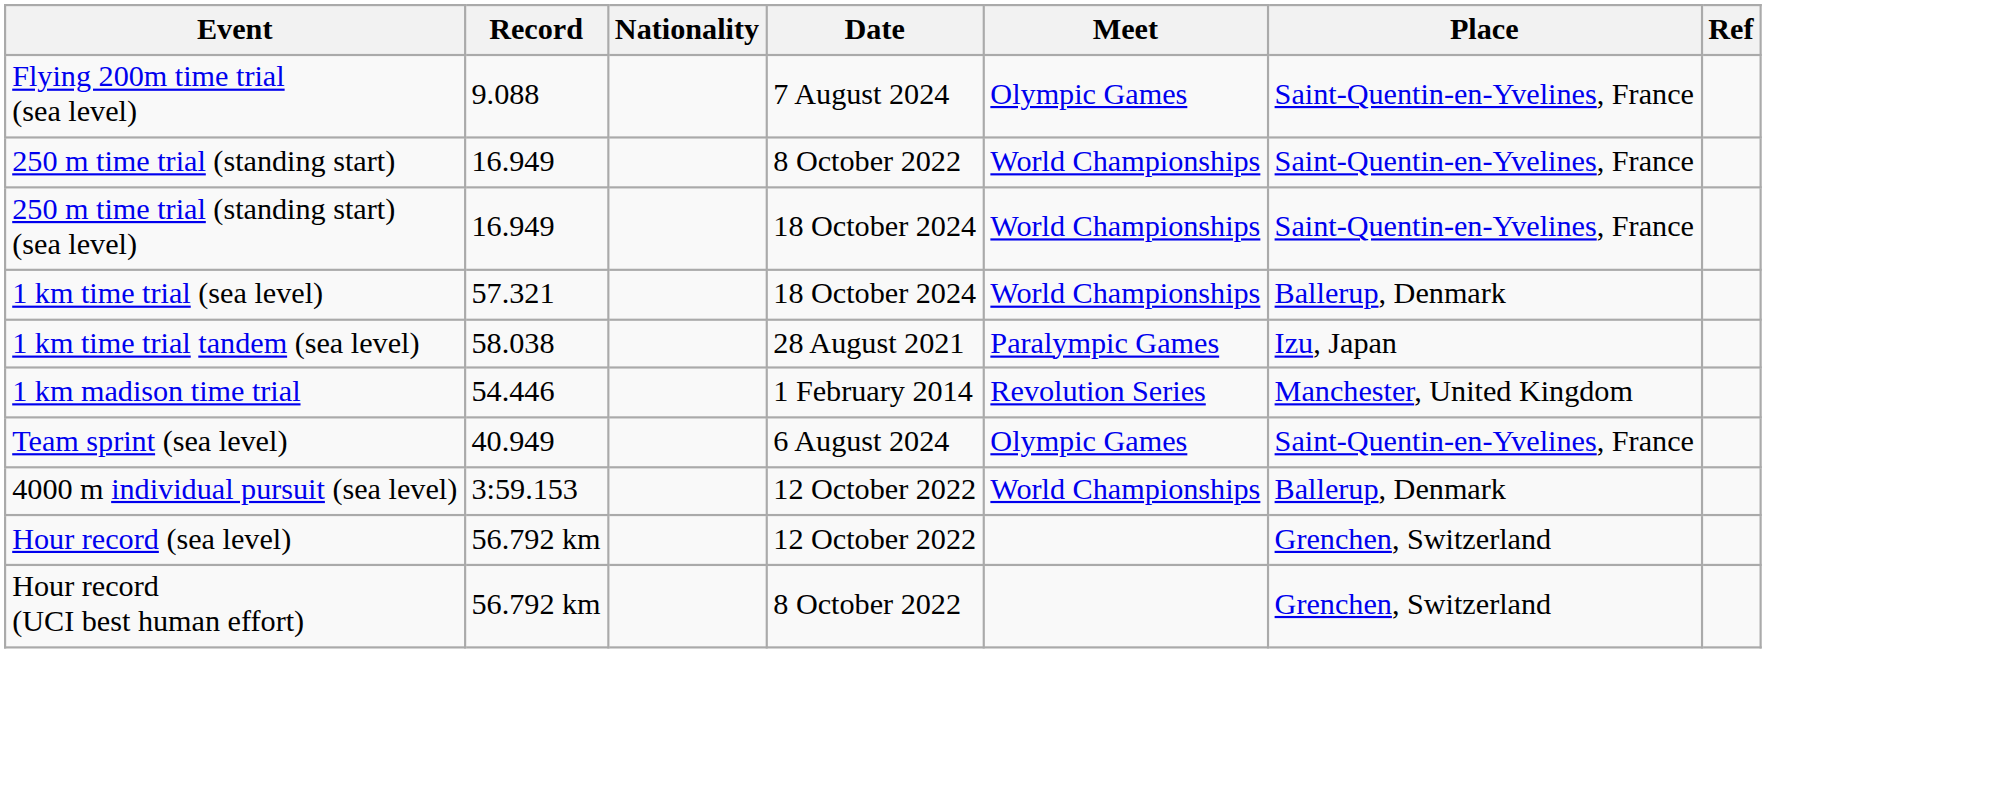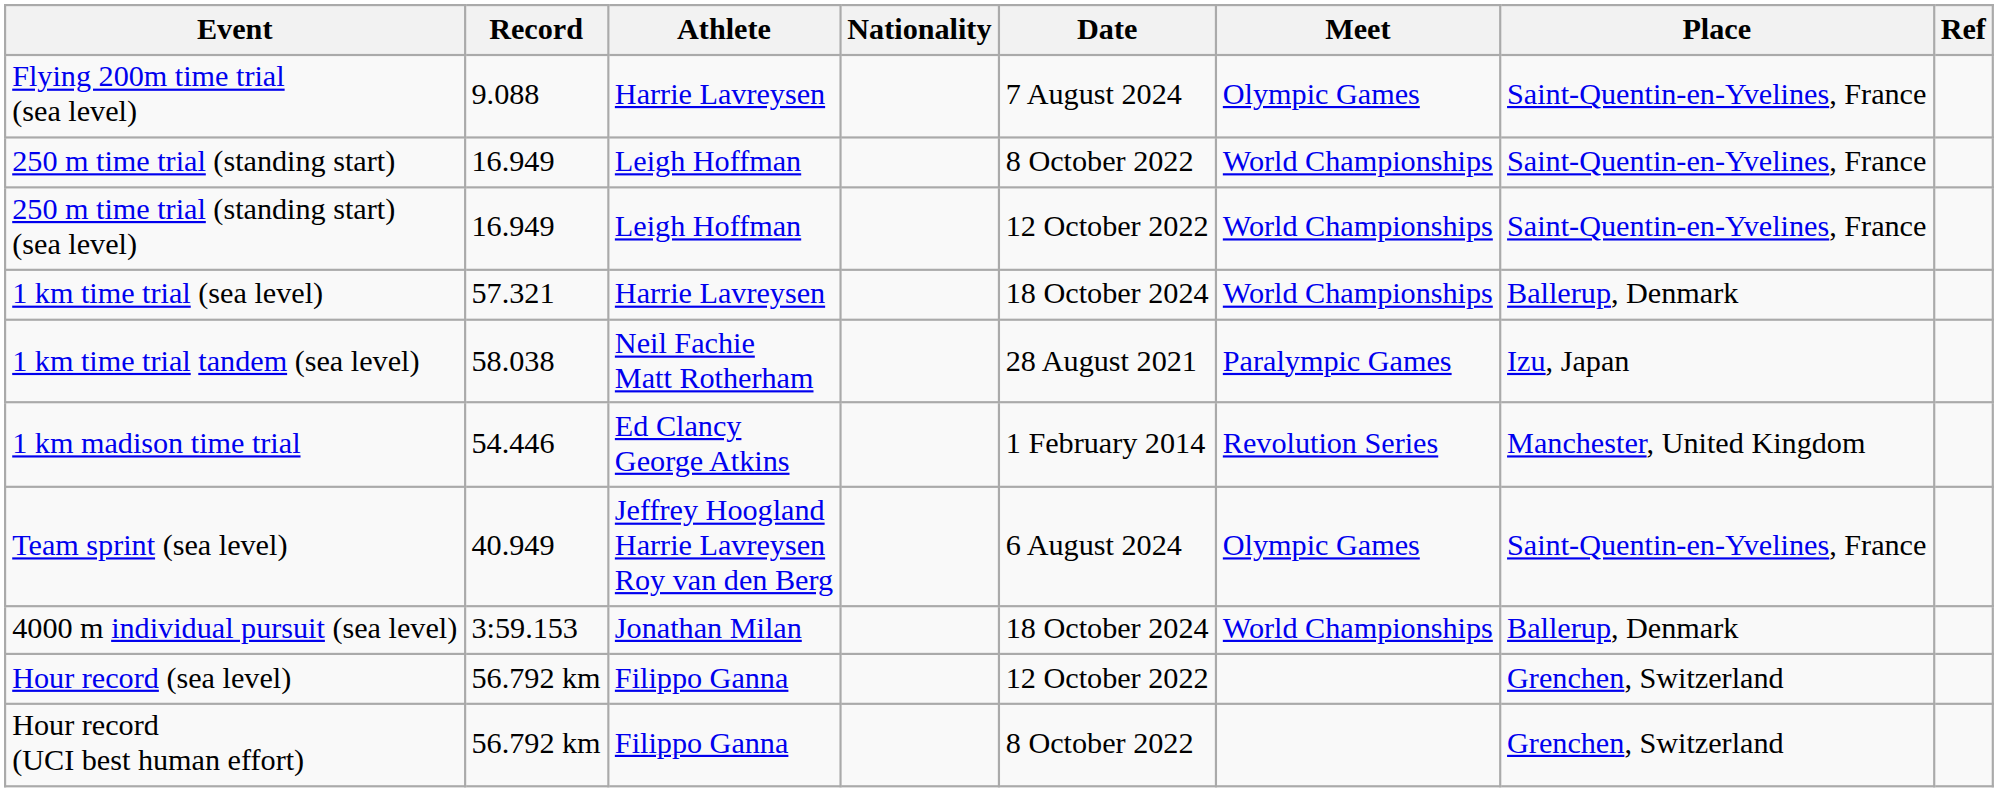+ column: (724, 28)
(875, 227) 18 October 2024 -> (1107, 227) 12 October 2022
(875, 490) 12 October 2022 -> (1107, 628) 18 October 2024
